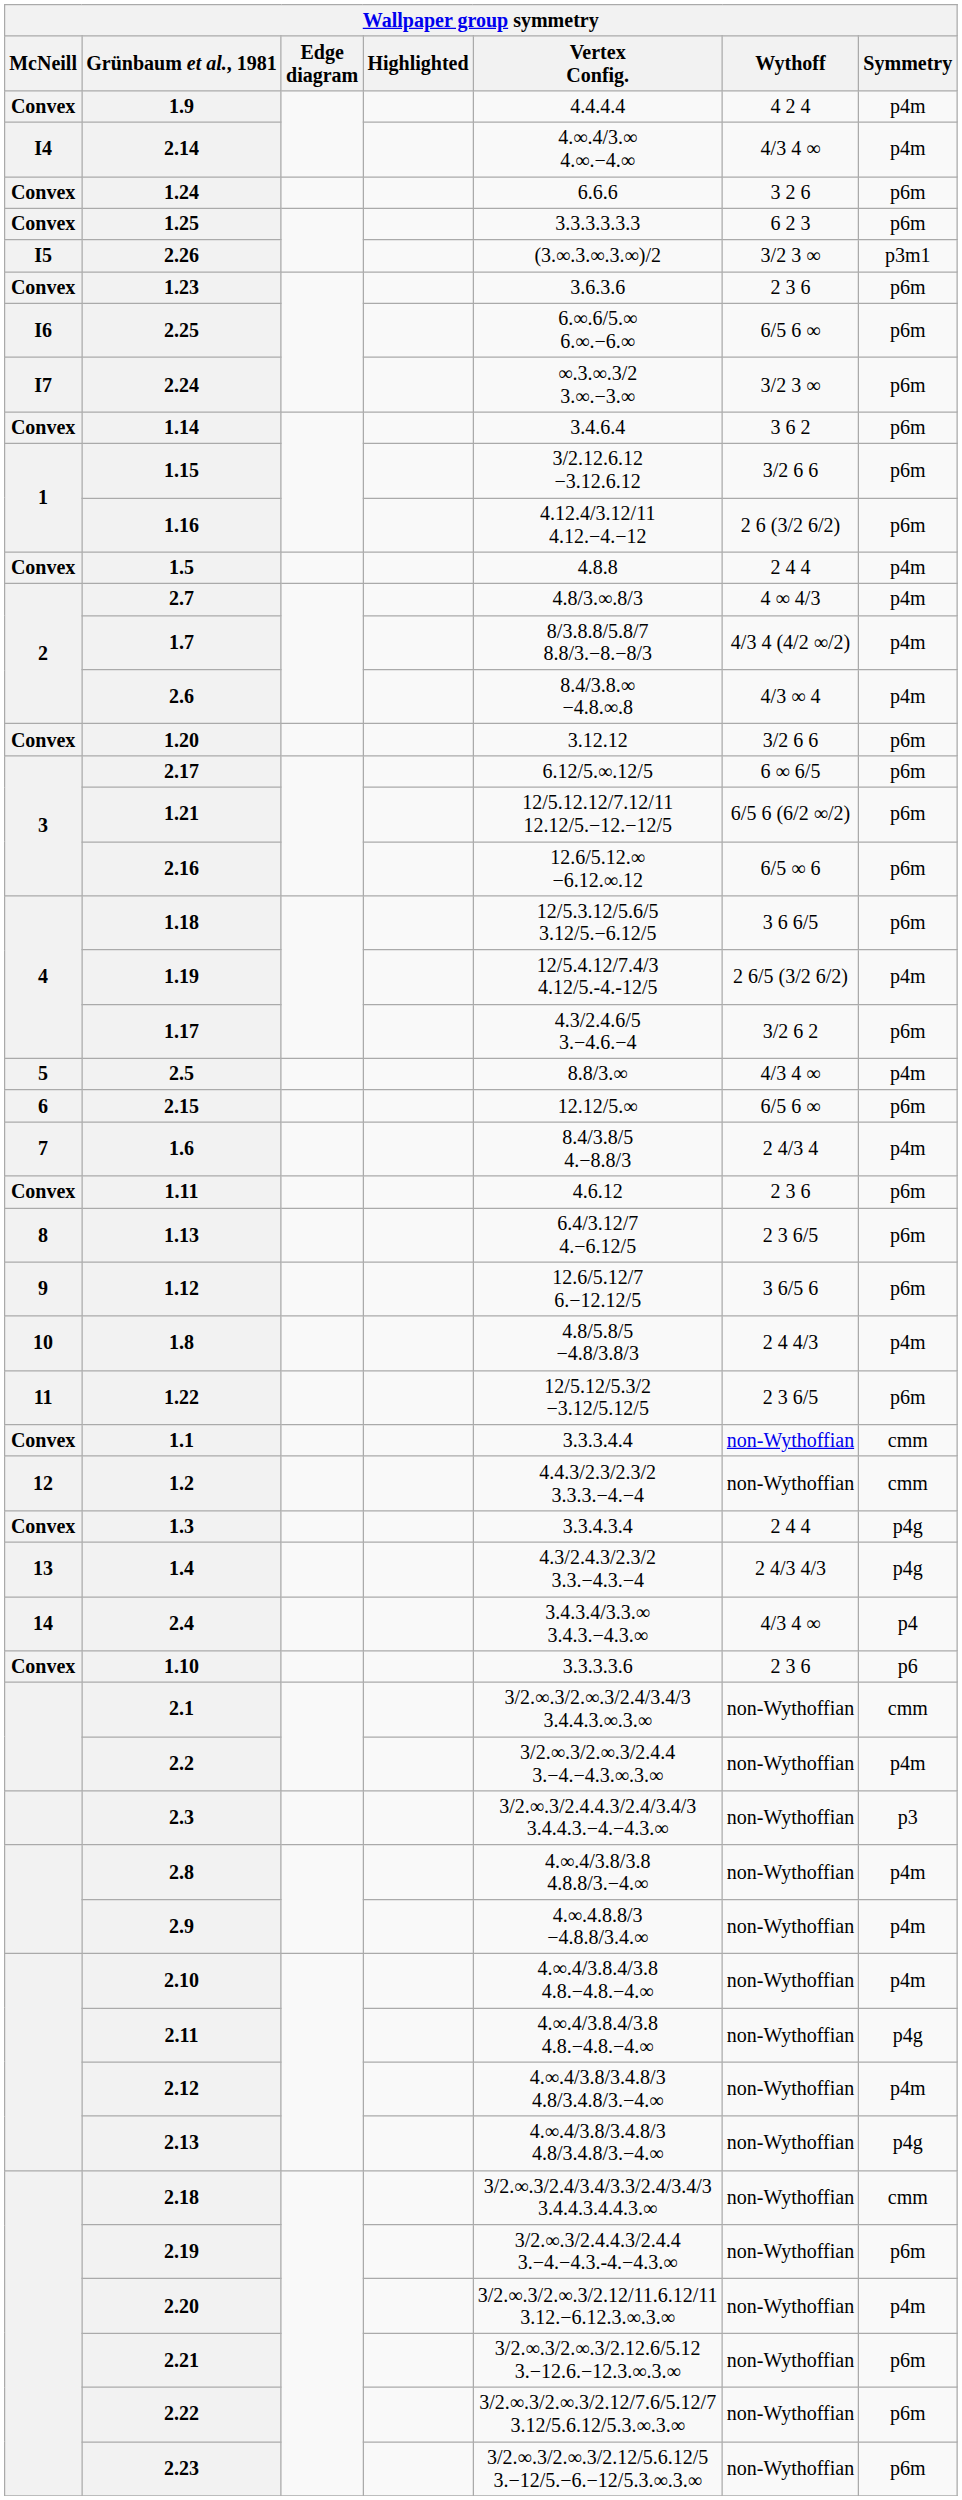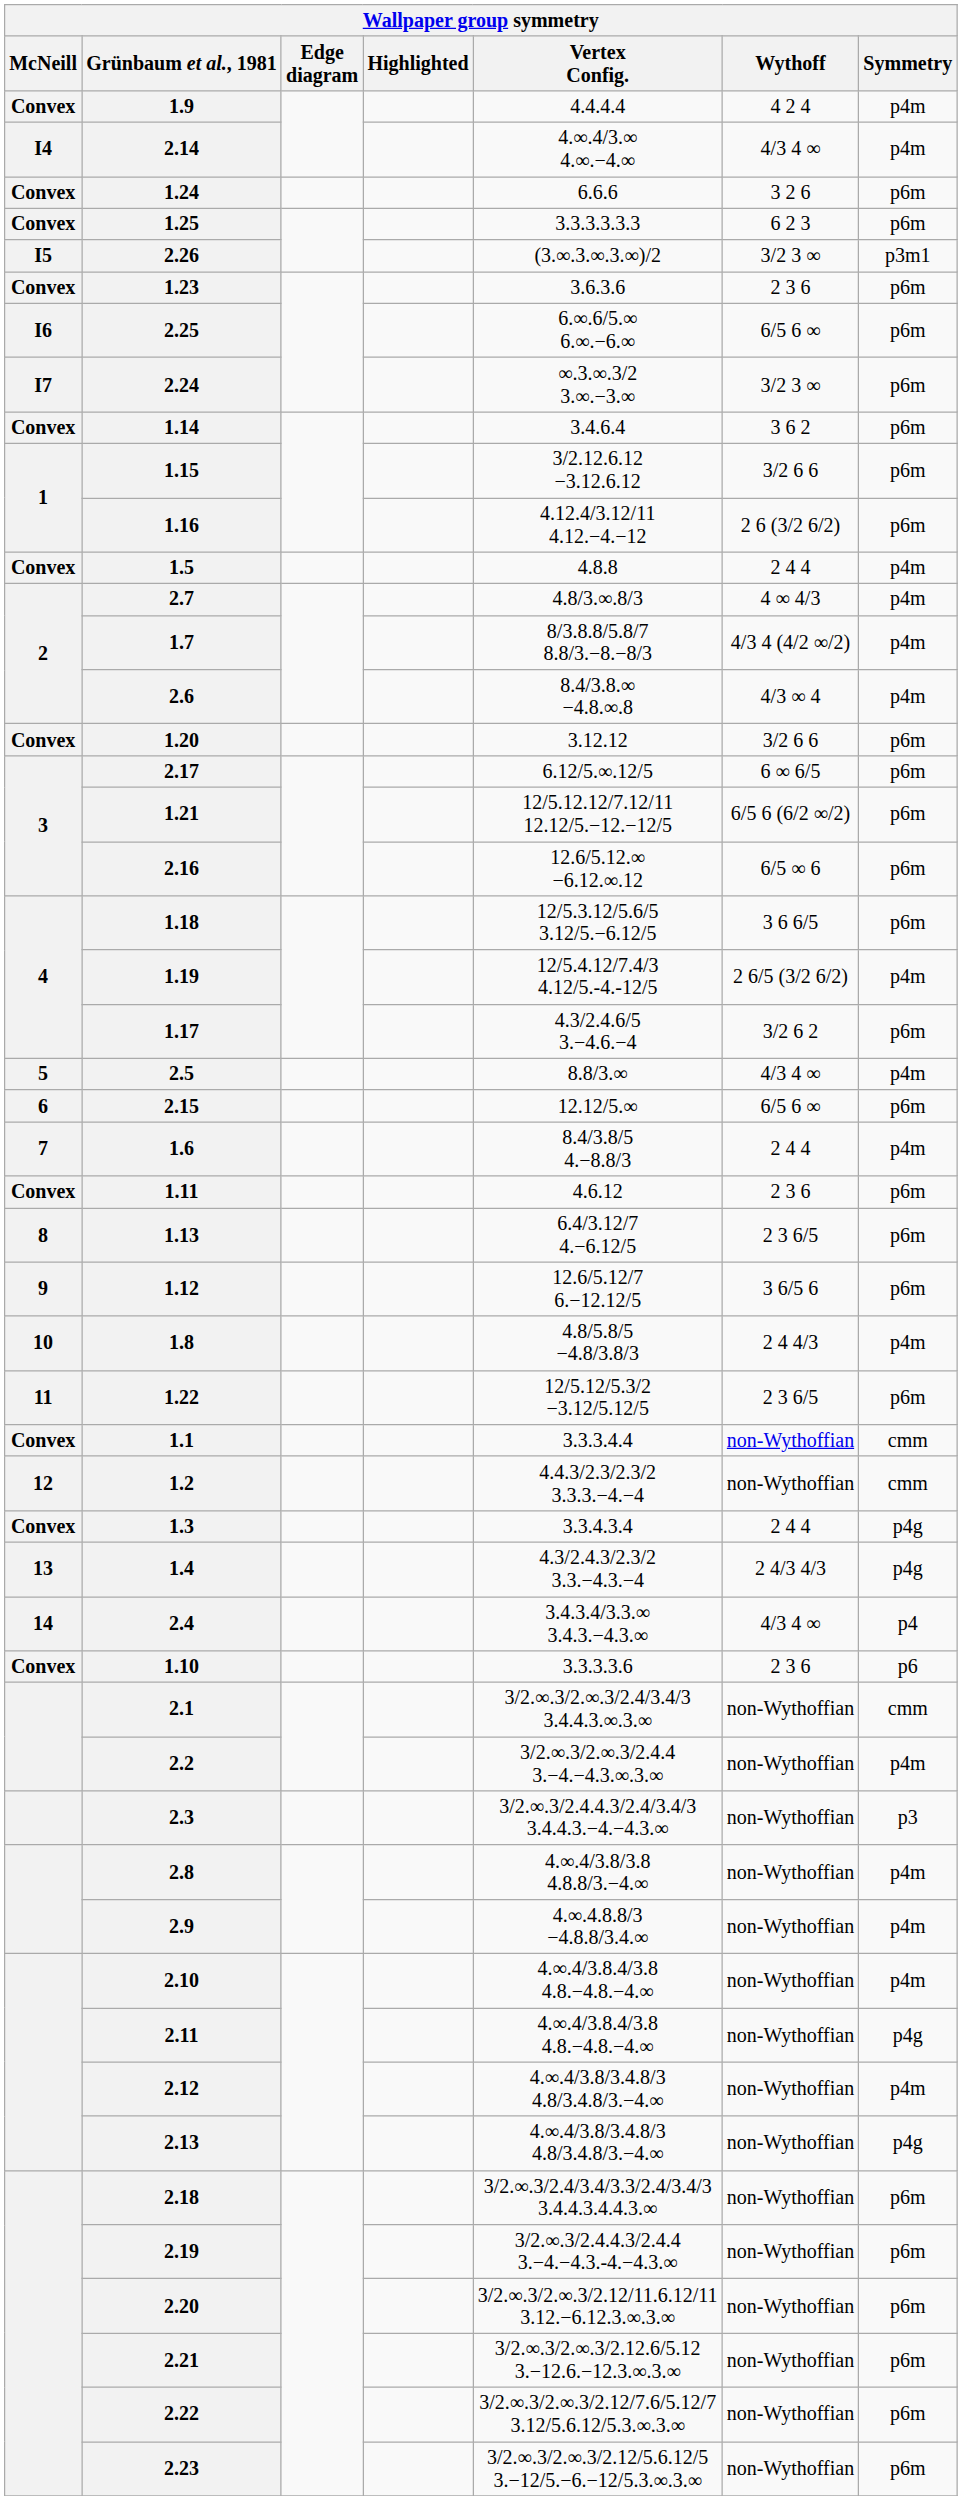(790, 1148) 2 4/3 4 -> (790, 1148) 2 4 4
(908, 2197) cmm -> (908, 2197) p6m
(908, 2305) p4m -> (908, 2305) p6m
